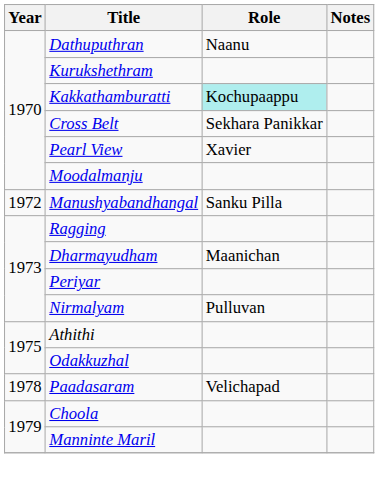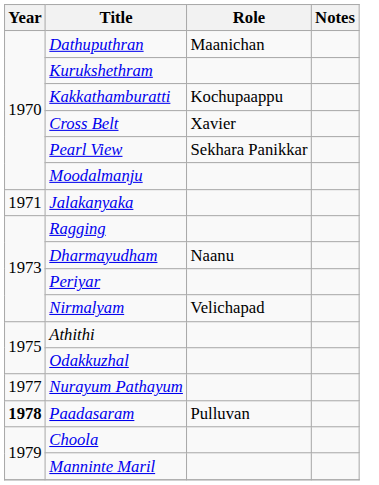(228, 44) Naanu -> (228, 44) Maanichan
(252, 96) paleturquoise background -> (237, 96) no background
(264, 123) Sekhara Panikkar -> (213, 123) Xavier
(228, 149) Xavier -> (249, 149) Sekhara Panikkar
+ row: (91, 202)
- row: (124, 202)
(243, 255) Maanichan -> (212, 255) Naanu
(235, 307) Pulluvan -> (228, 307) Velichapad
+ row: (116, 387)
(25, 387) normal -> (25, 413) bold
(243, 387) Velichapad -> (220, 413) Pulluvan
